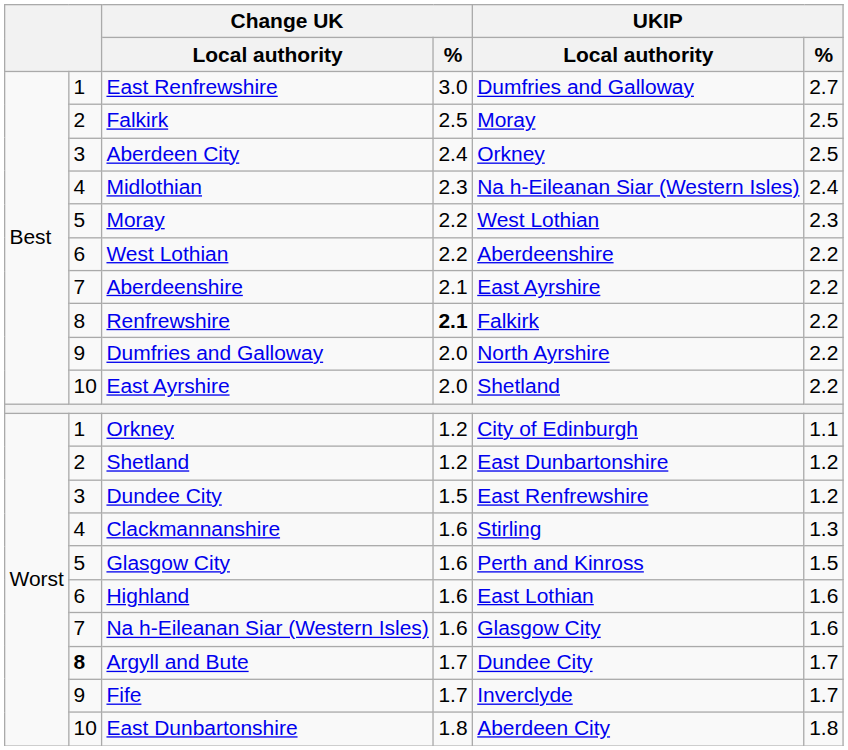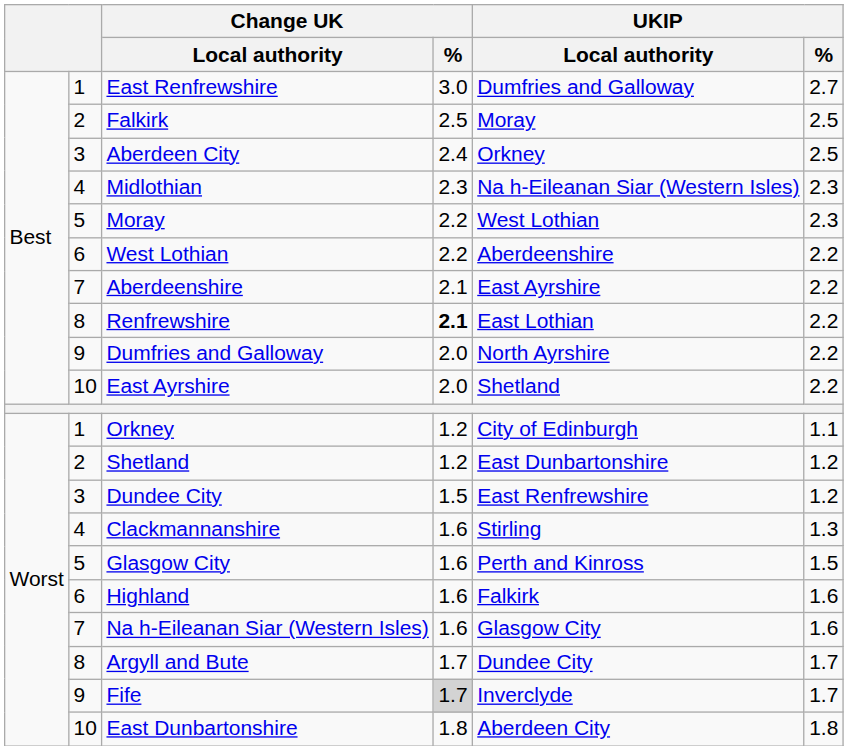(824, 187) 2.4 -> (824, 187) 2.3
(508, 320) Falkirk -> (536, 320) East Lothian
(536, 595) East Lothian -> (508, 595) Falkirk
(79, 662) bold -> (79, 662) normal
(453, 695) no background -> (453, 695) lightgrey background
